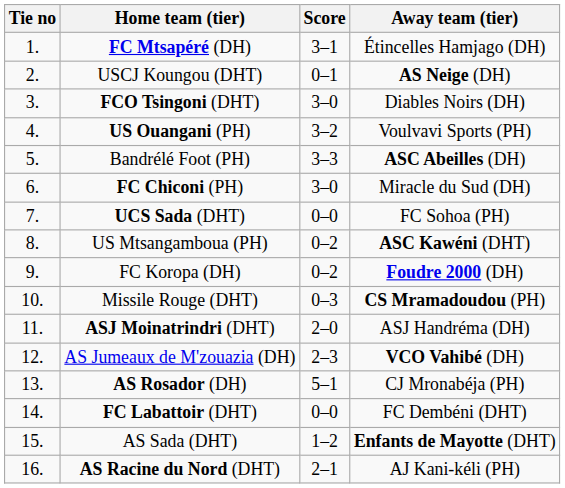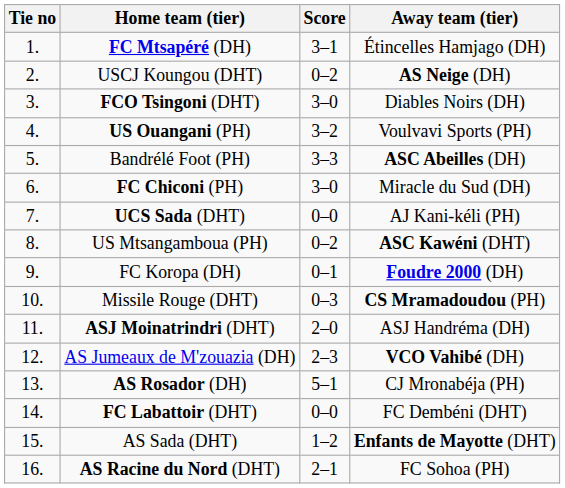(325, 74) 0–1 -> (325, 74) 0–2
(455, 215) FC Sohoa (PH) -> (455, 215) AJ Kani-kéli (PH)
(325, 272) 0–2 -> (325, 272) 0–1
(455, 469) AJ Kani-kéli (PH) -> (455, 469) FC Sohoa (PH)
